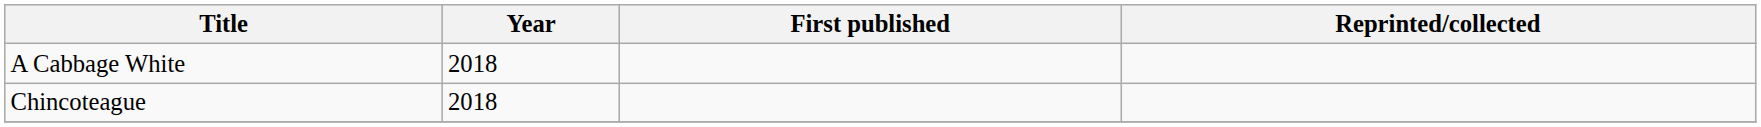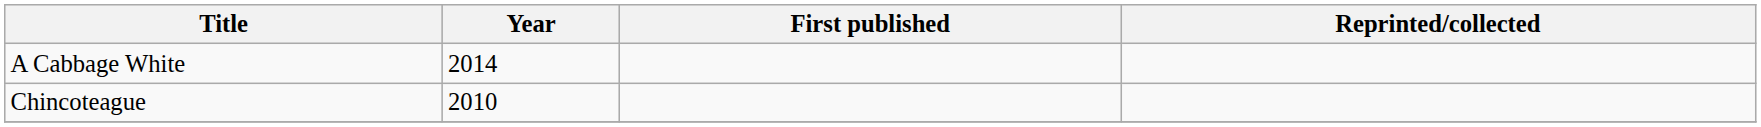(473, 63) 2018 -> (473, 63) 2014
(473, 102) 2018 -> (473, 102) 2010
